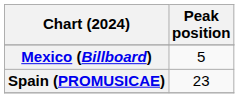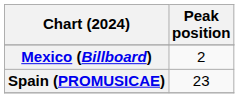(201, 57) 5 -> (201, 57) 2
